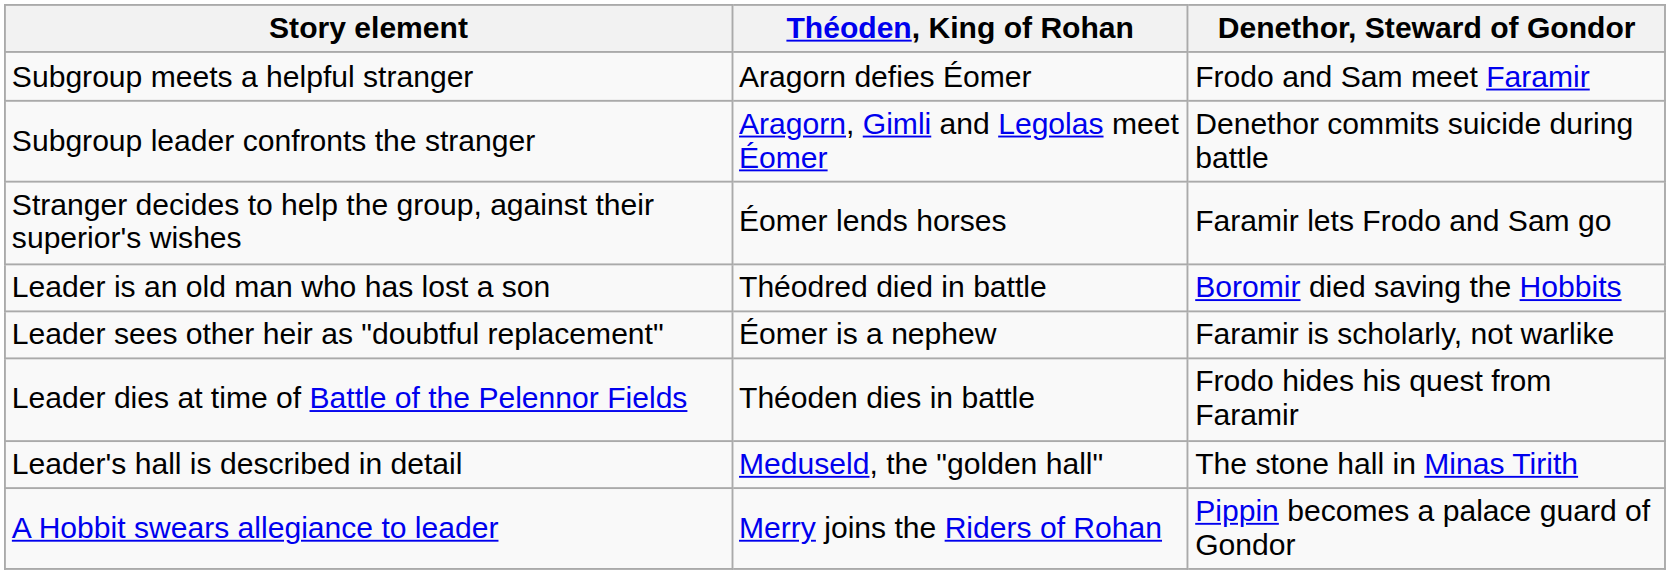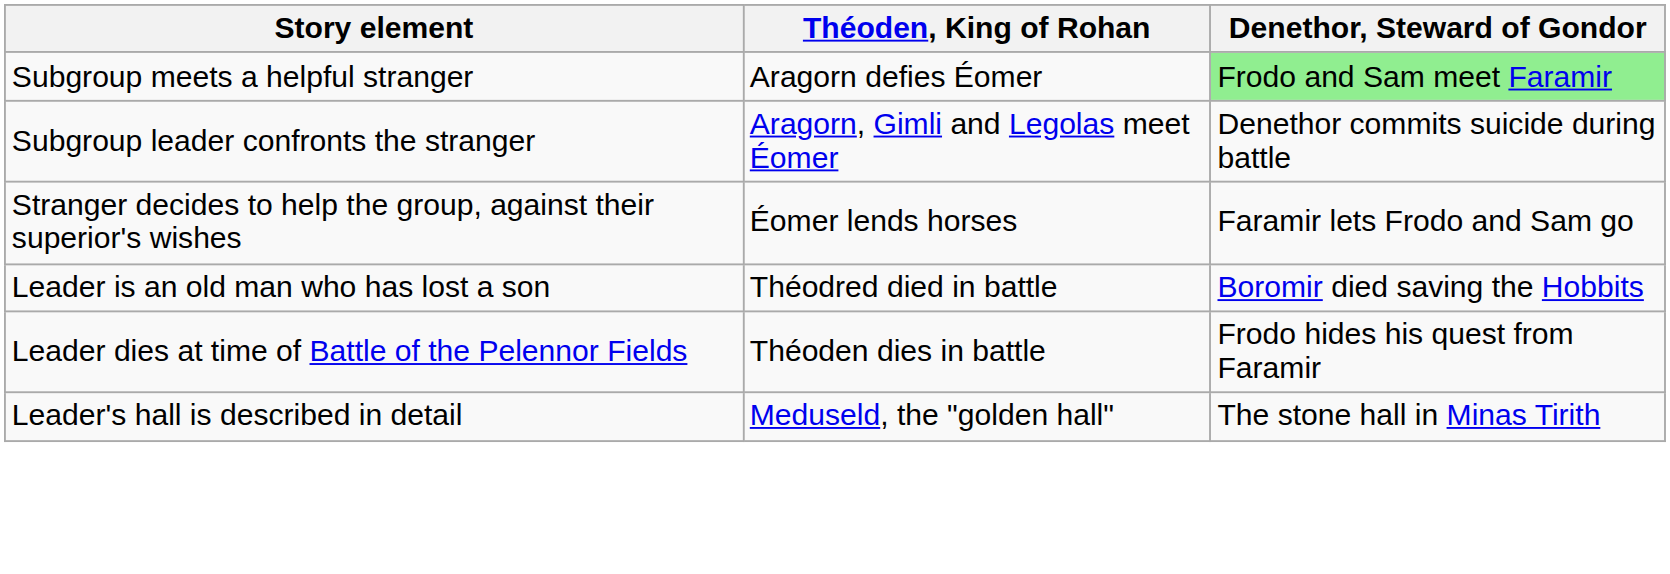(1392, 76) no background -> (1415, 76) lightgreen background
- row: (338, 334)
- row: (255, 528)
